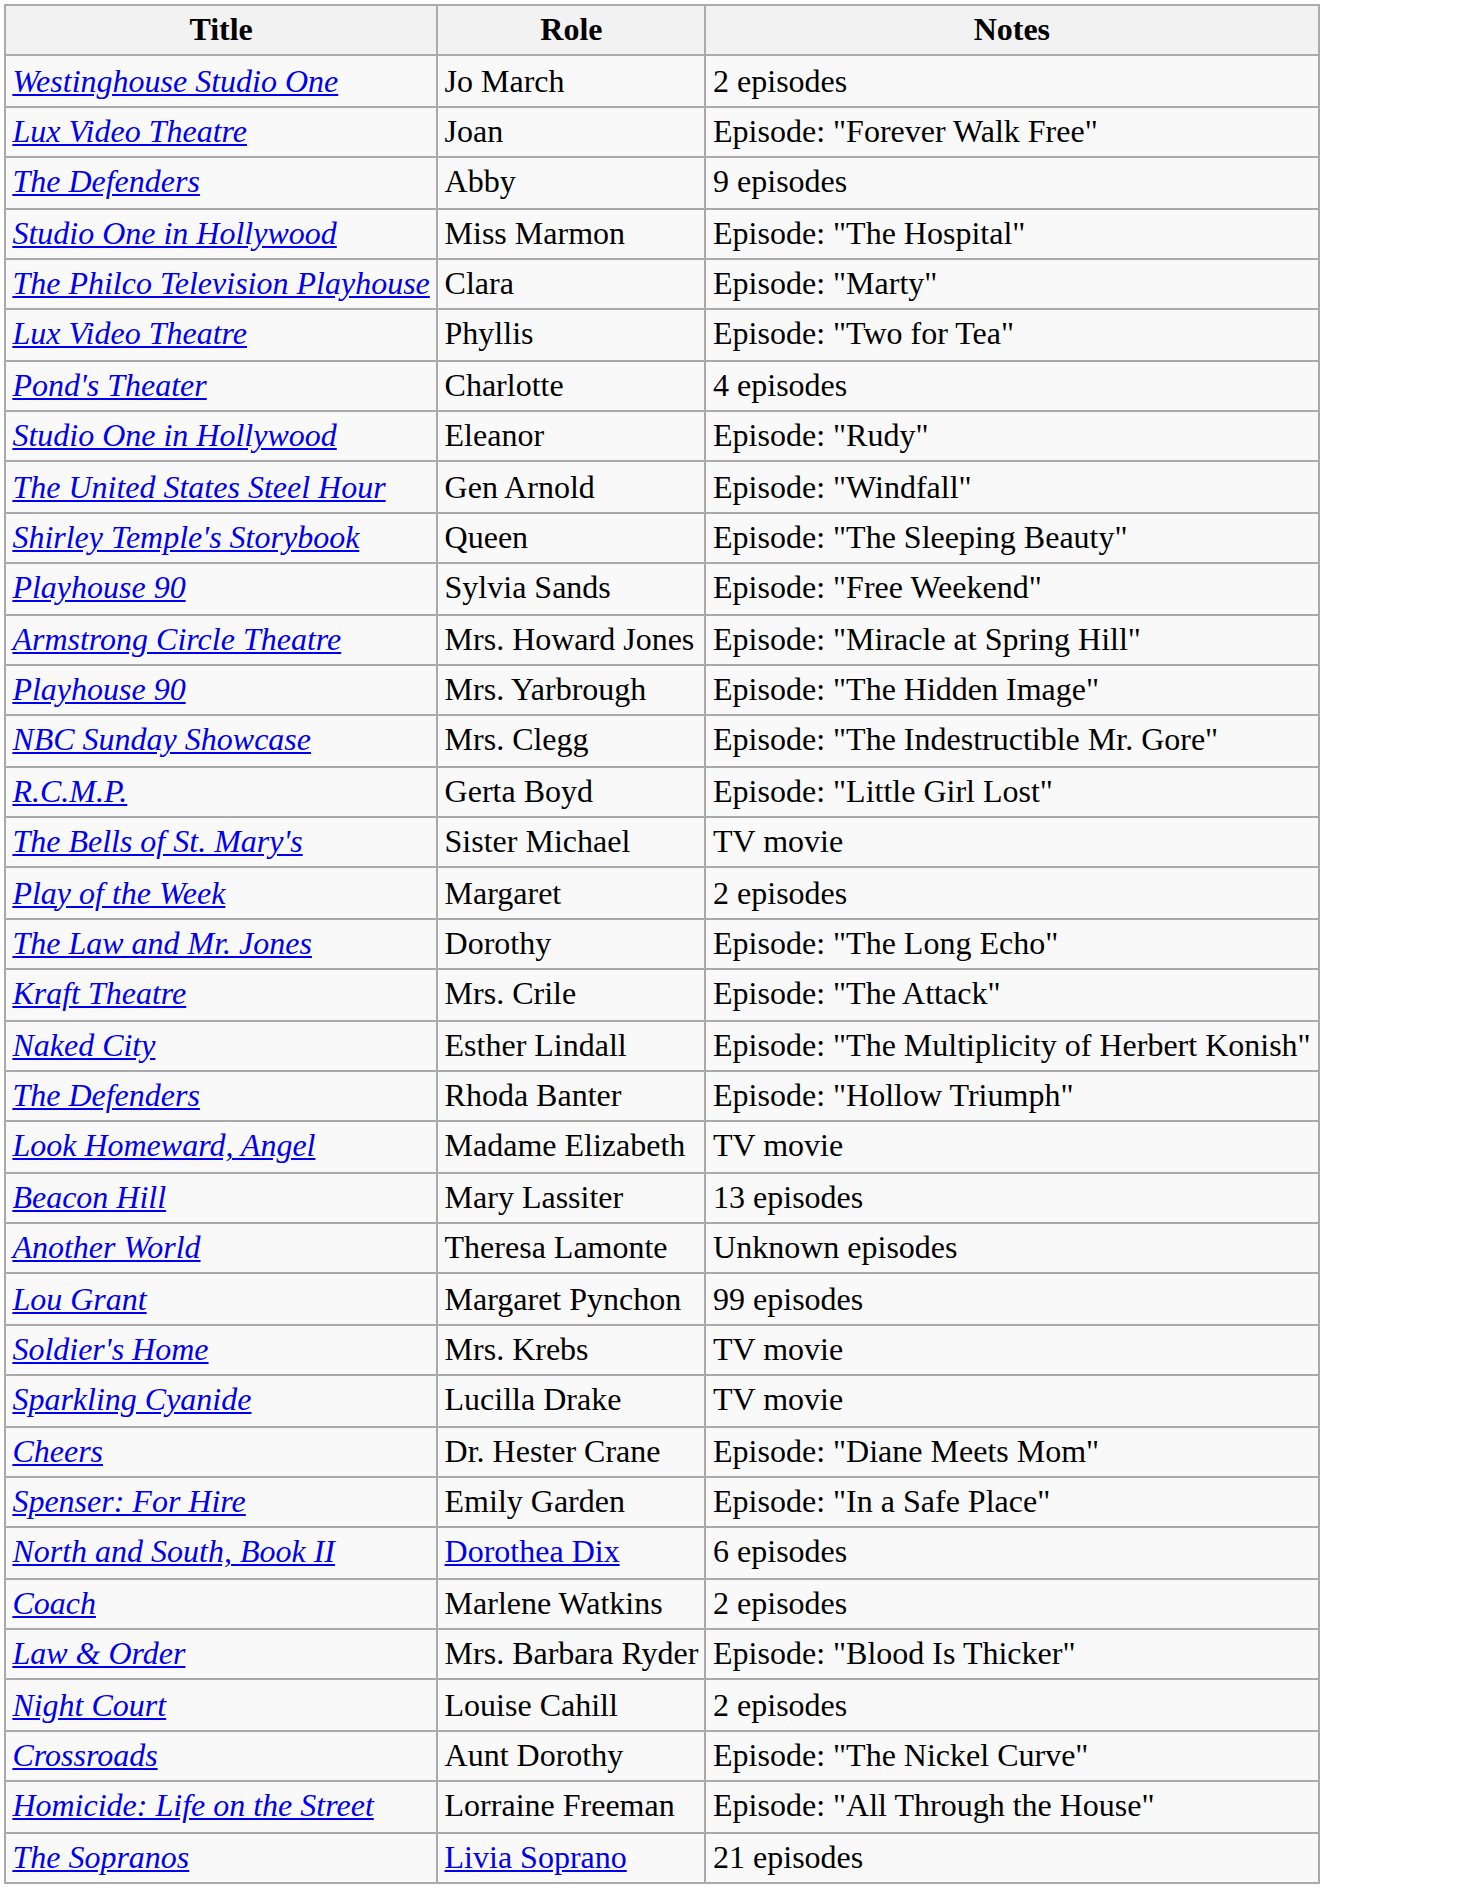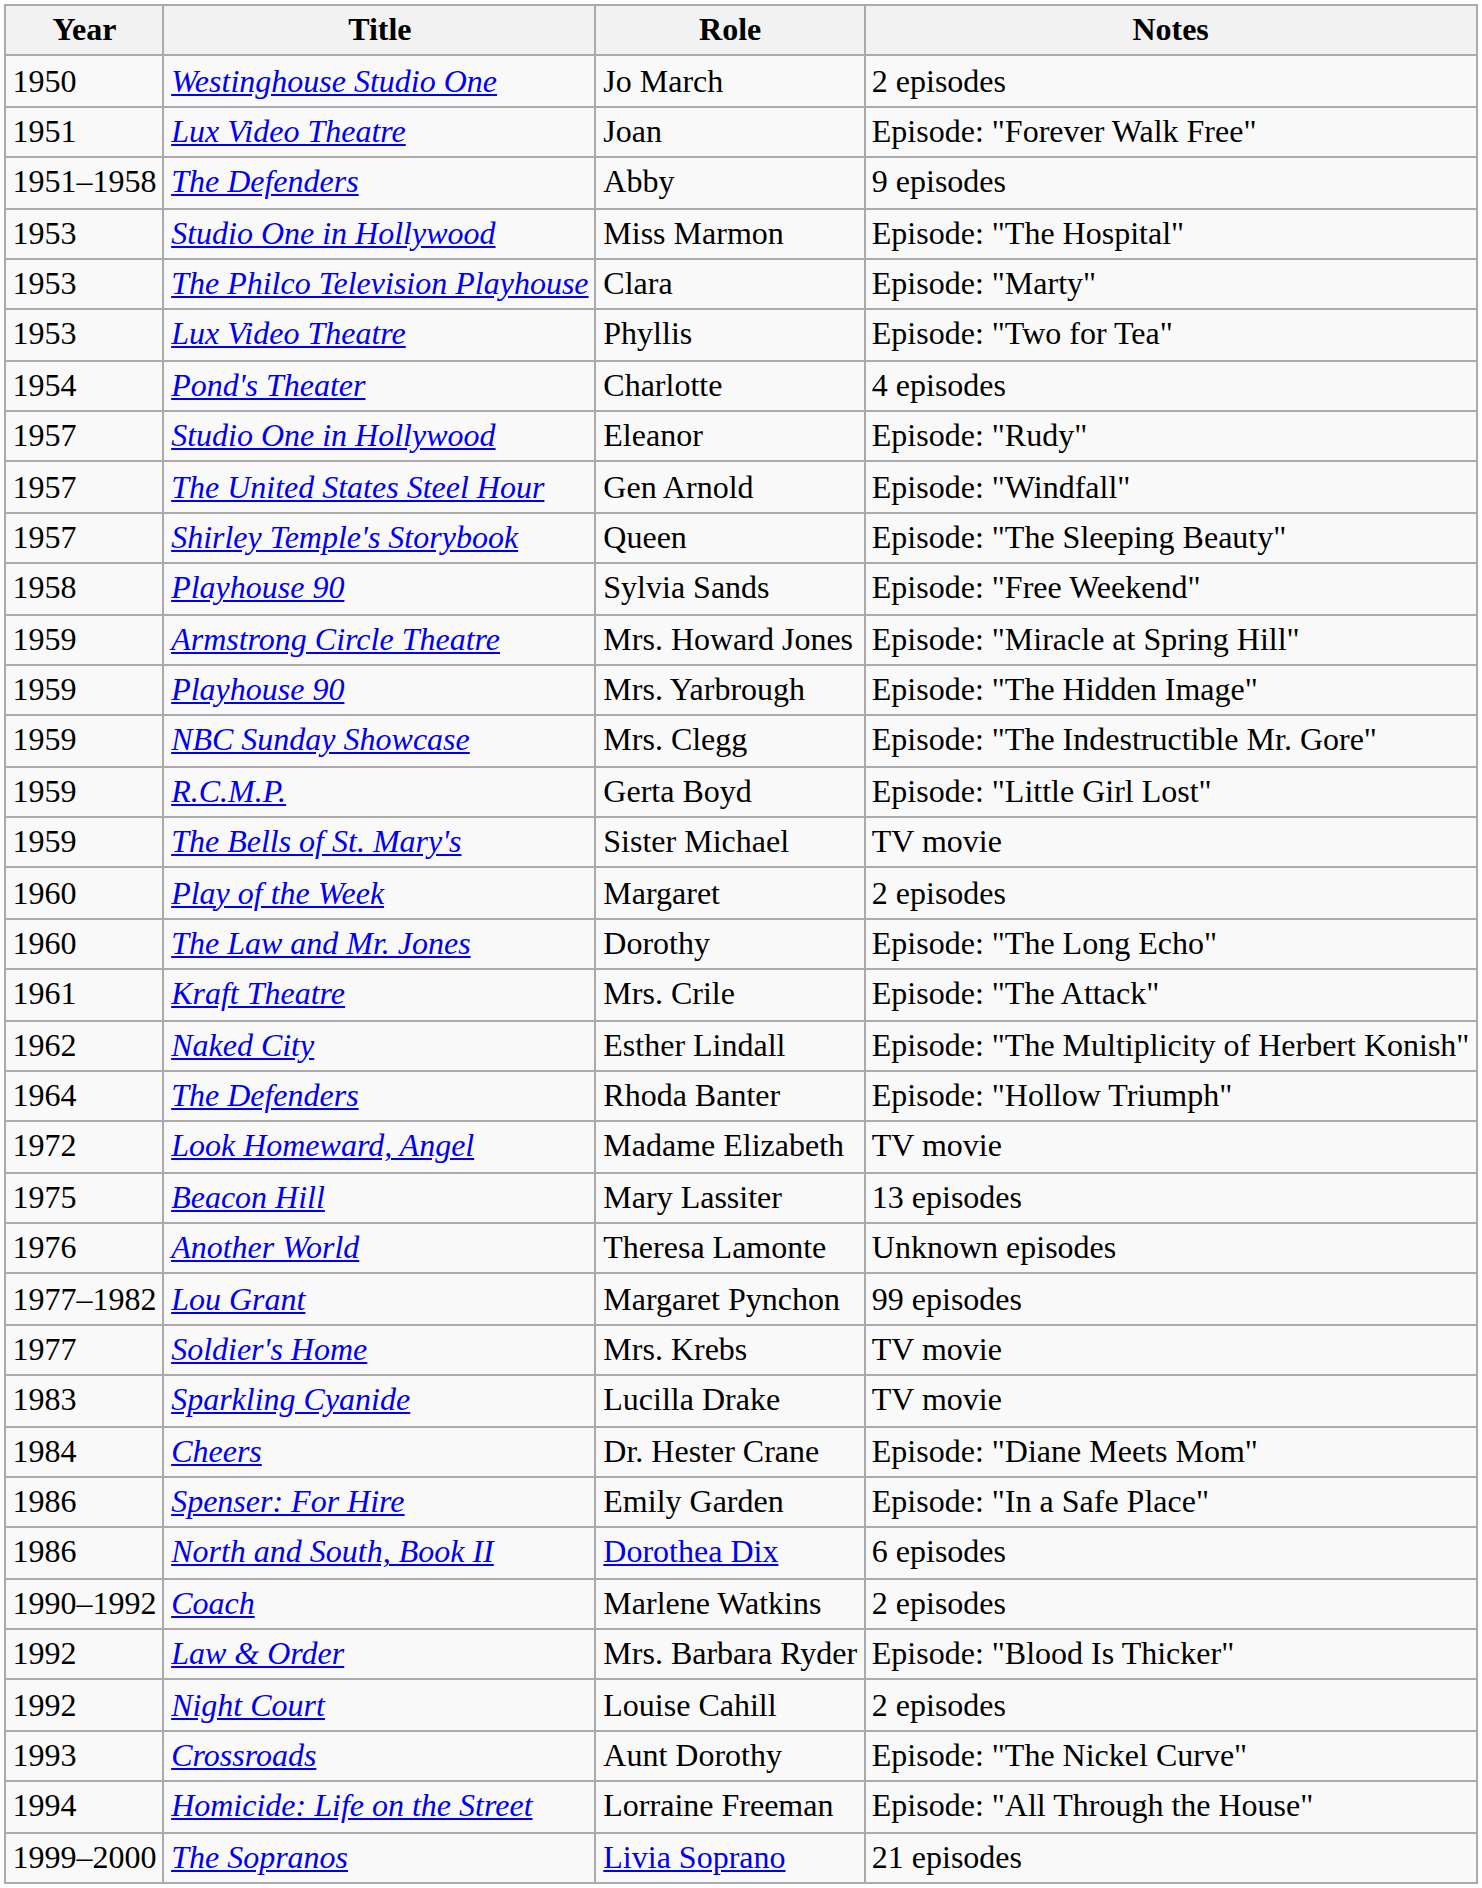+ column: (84, 29)
